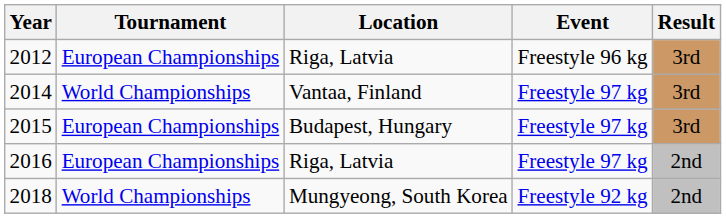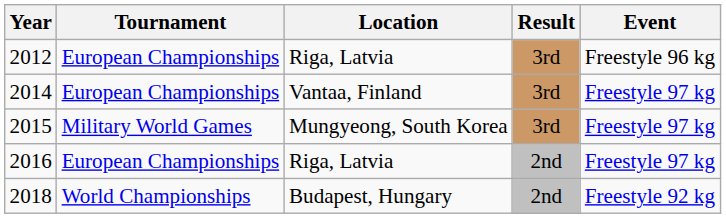columns swapped: (686, 22) <-> (583, 22)
(156, 91) World Championships -> (170, 91) European Championships
(170, 126) European Championships -> (157, 126) Military World Games
(370, 126) Budapest, Hungary -> (398, 126) Mungyeong, South Korea
(398, 196) Mungyeong, South Korea -> (370, 196) Budapest, Hungary
